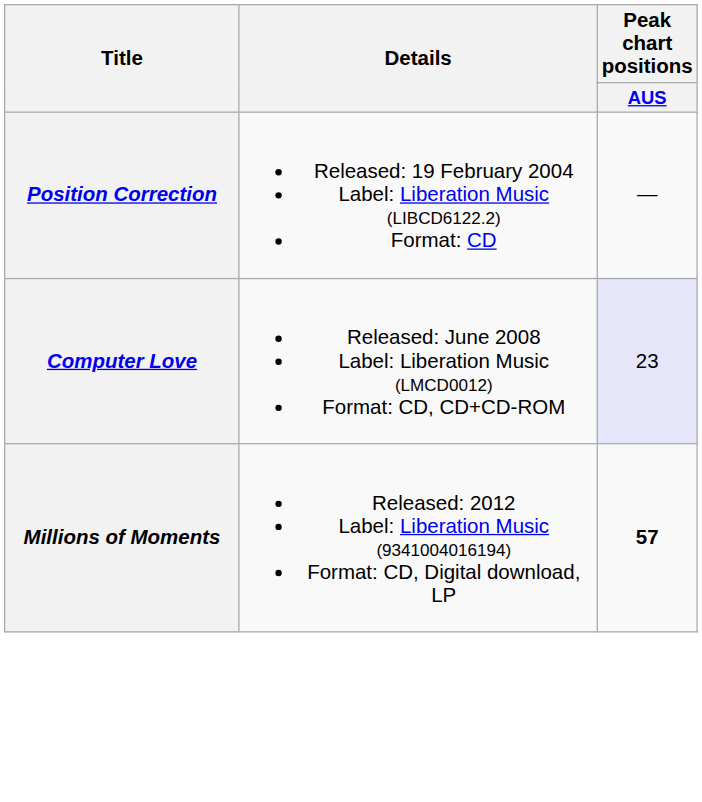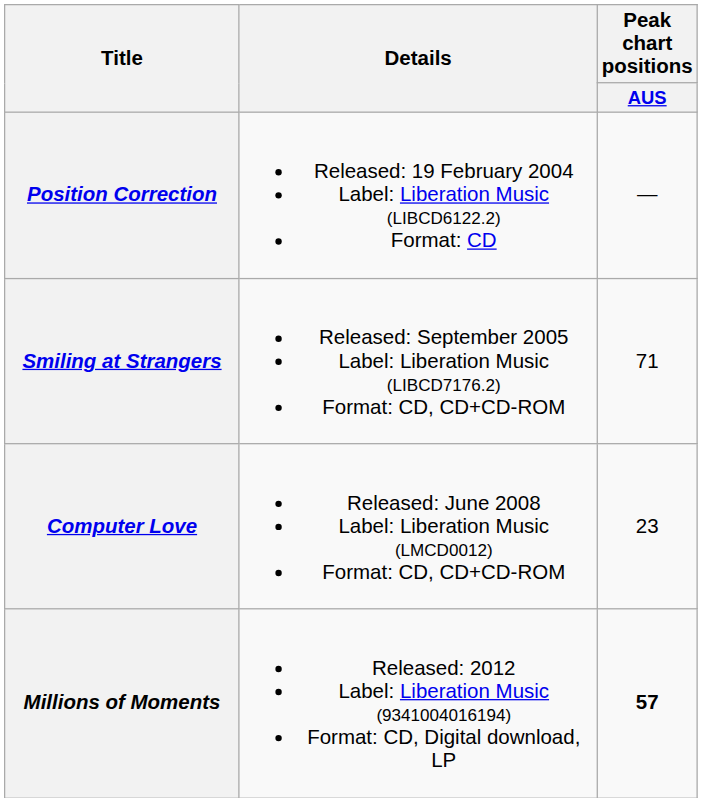+ row: (122, 360)
(647, 360) lavender background -> (647, 526) no background
